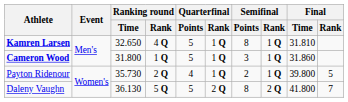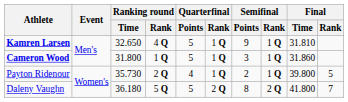(246, 43) 8 -> (246, 43) 9
(128, 89) 36.130 -> (128, 89) 36.180
